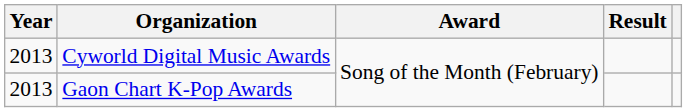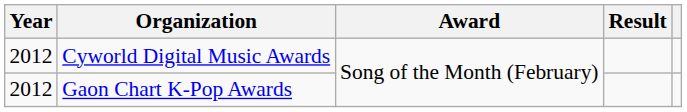(31, 55) 2013 -> (31, 55) 2012
(31, 89) 2013 -> (31, 89) 2012
